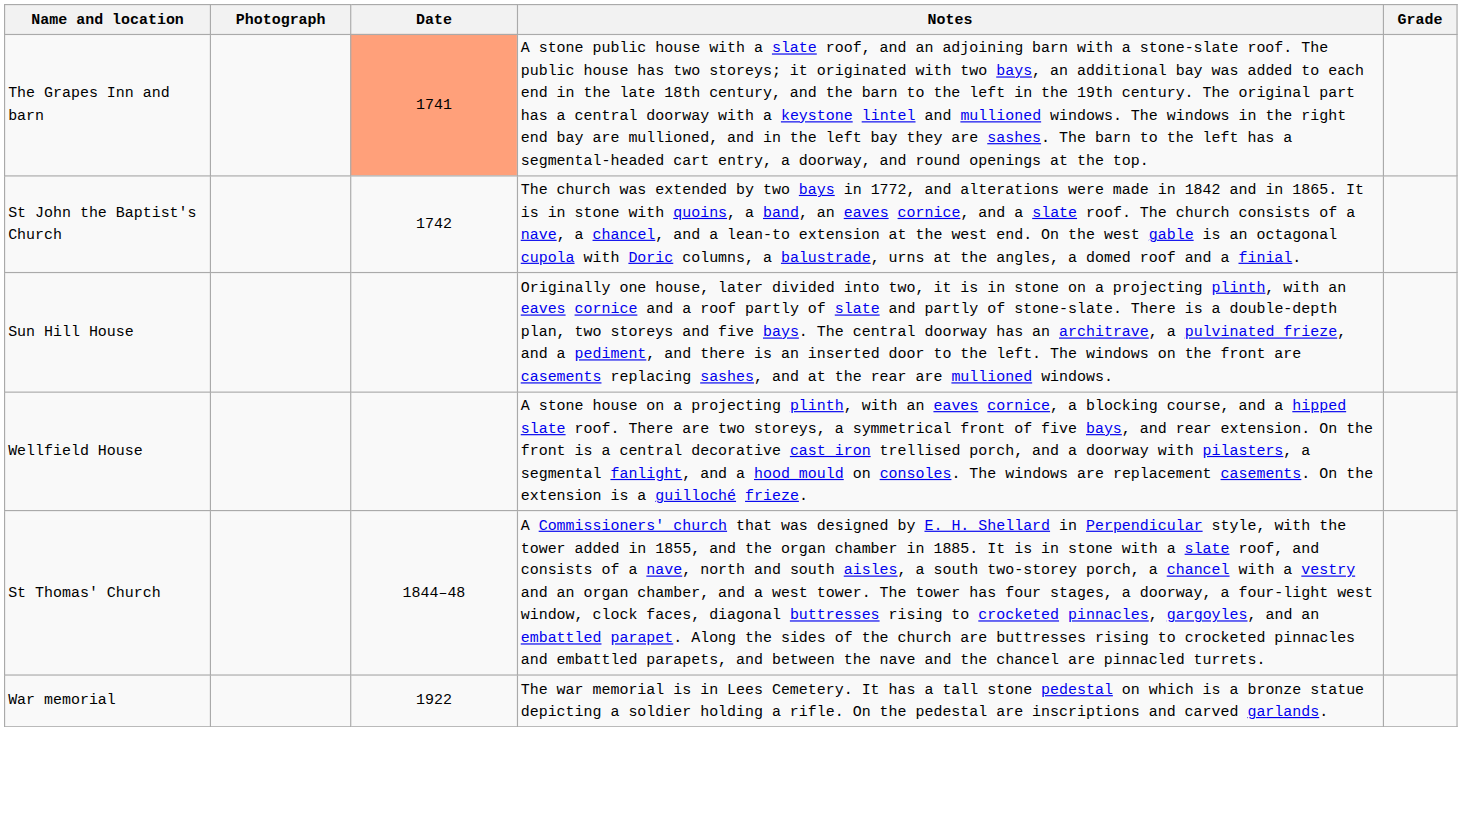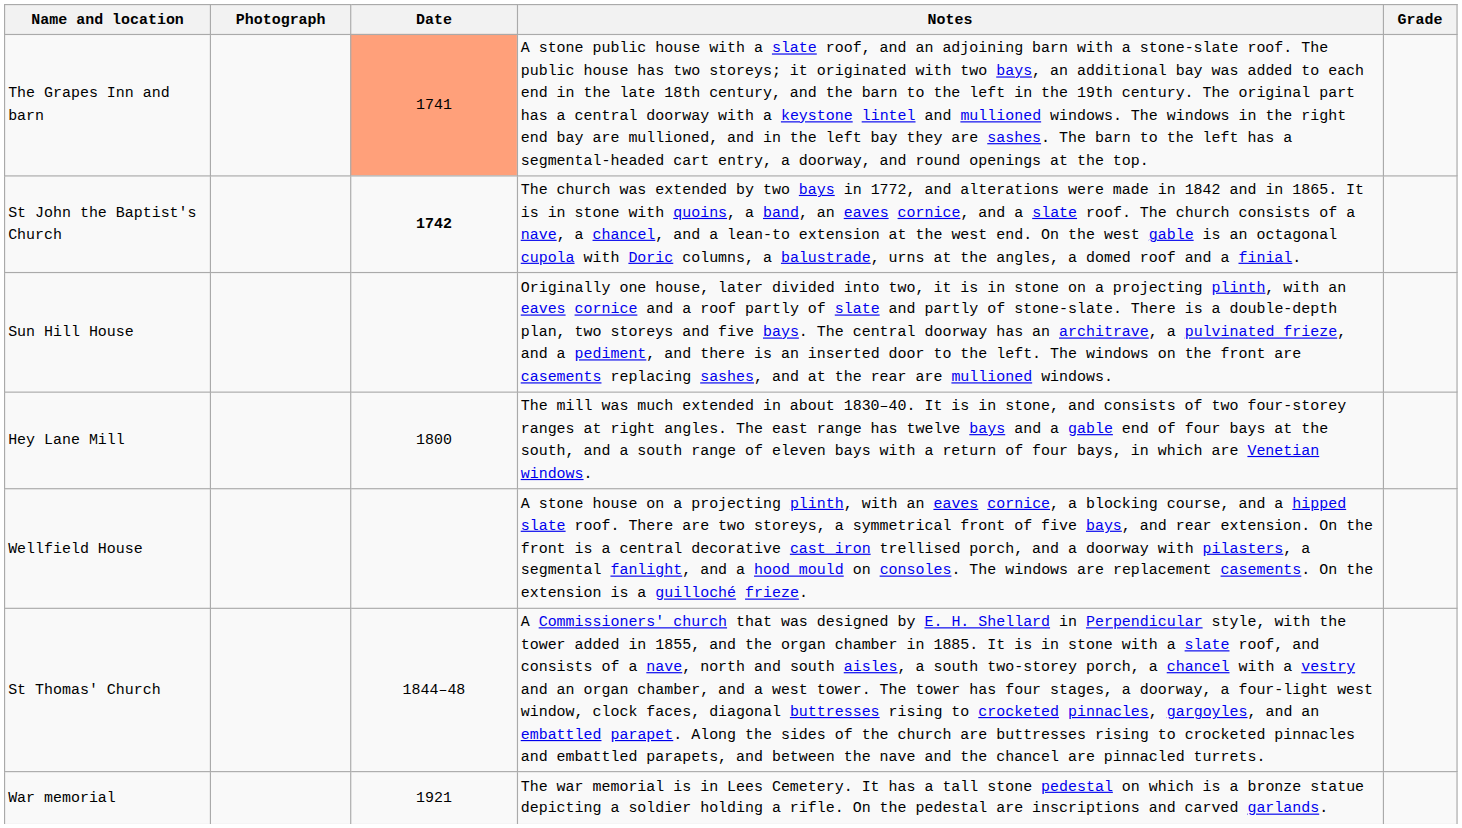(434, 224) normal -> (434, 224) bold
+ row: (66, 440)
(434, 701) 1922 -> (434, 798) 1921
